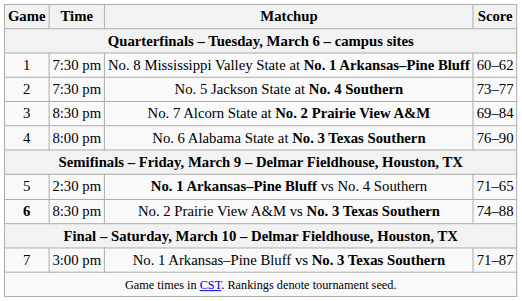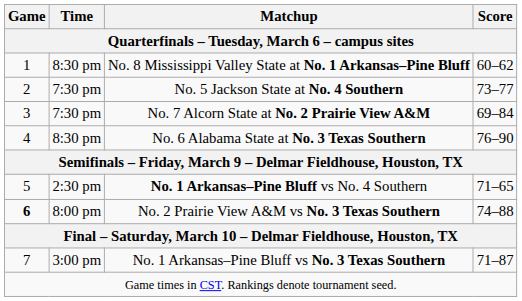(77, 65) 7:30 pm -> (77, 65) 8:30 pm
(77, 114) 8:30 pm -> (77, 114) 7:30 pm
(77, 138) 8:00 pm -> (77, 138) 8:30 pm
(77, 211) 8:30 pm -> (77, 211) 8:00 pm
